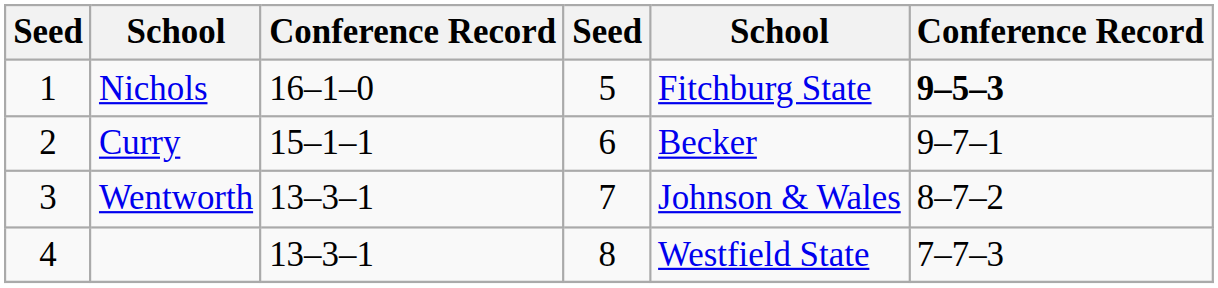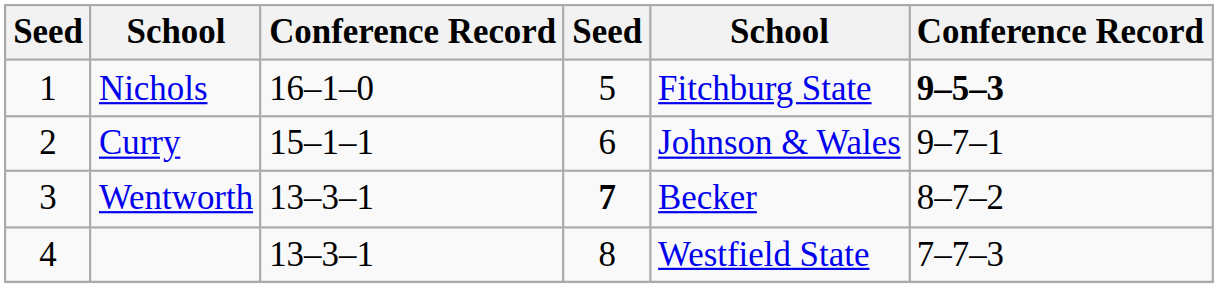(707, 142) Becker -> (779, 142) Johnson & Wales
(607, 198) normal -> (607, 198) bold
(779, 198) Johnson & Wales -> (707, 198) Becker
